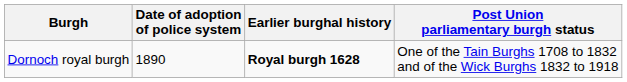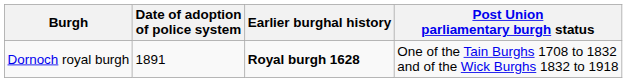(150, 59) 1890 -> (150, 59) 1891
